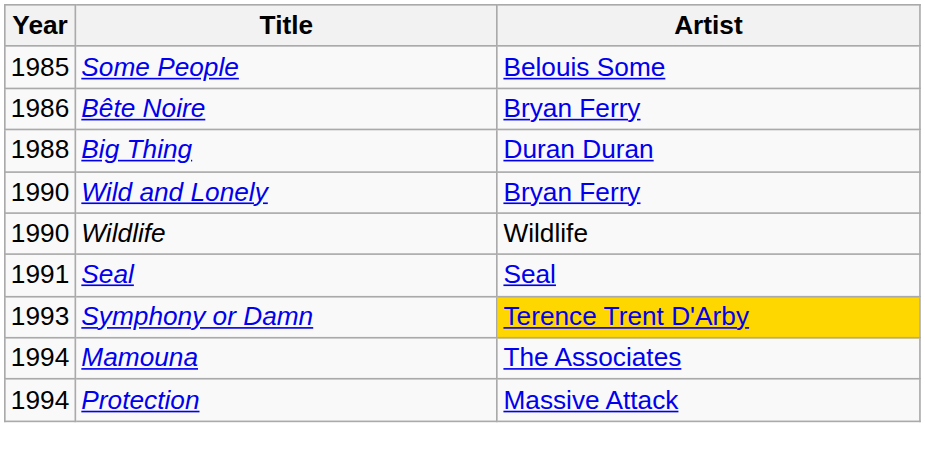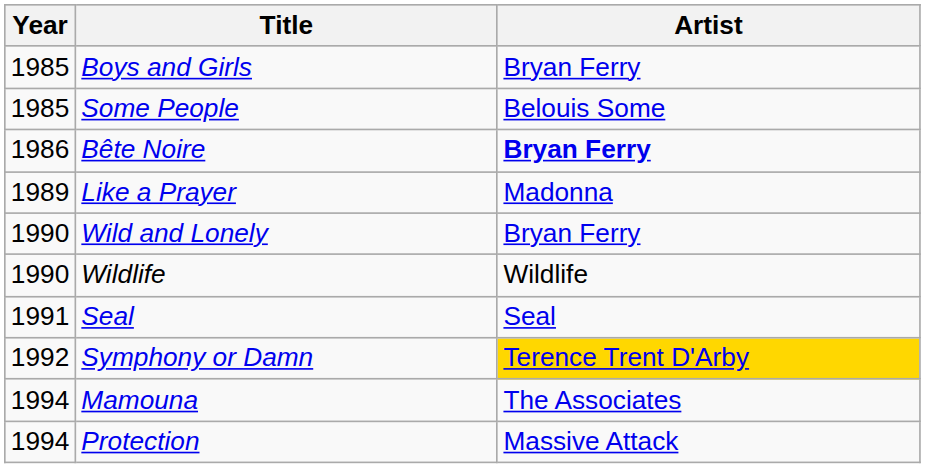+ row: (167, 66)
(572, 108) normal -> (577, 150) bold
- row: (137, 150)
+ row: (159, 191)
(40, 316) 1993 -> (40, 358) 1992
